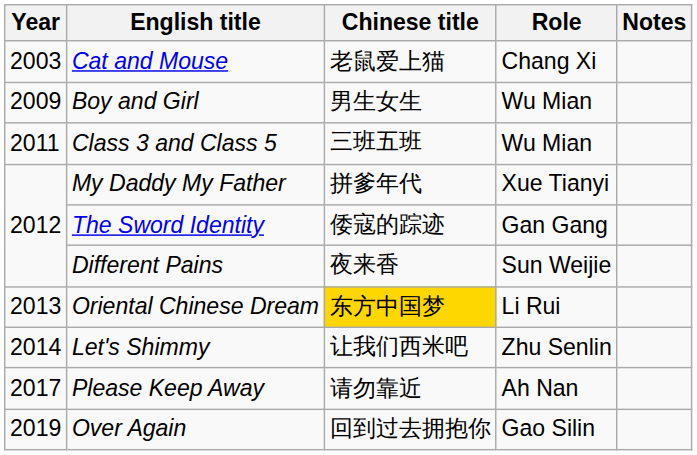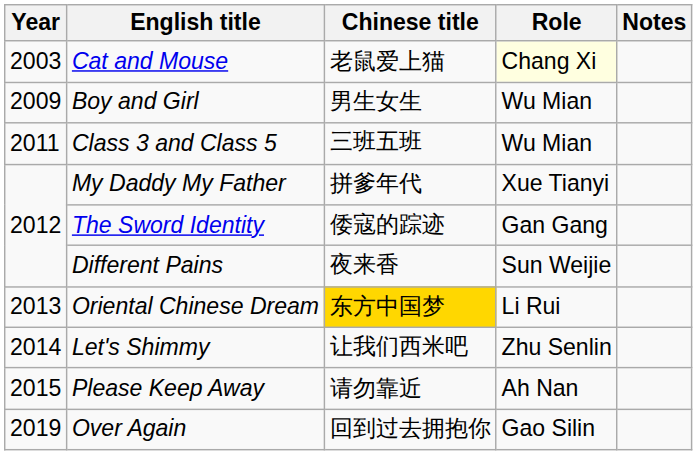(549, 61) no background -> (549, 61) lightyellow background
(36, 388) 2017 -> (36, 388) 2015
